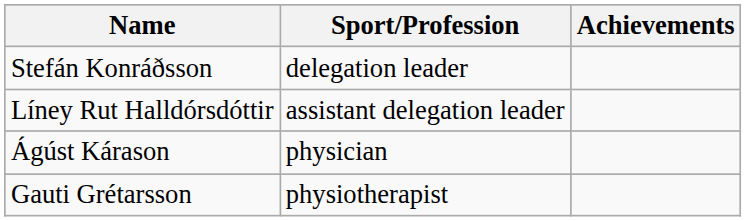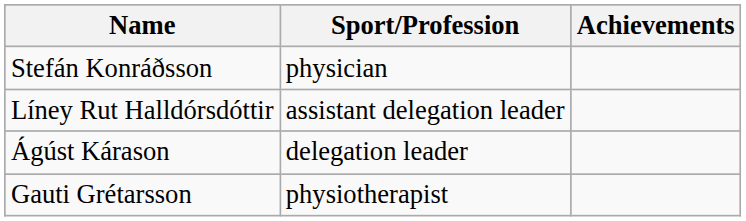(377, 67) delegation leader -> (337, 67) physician
(337, 151) physician -> (377, 151) delegation leader
